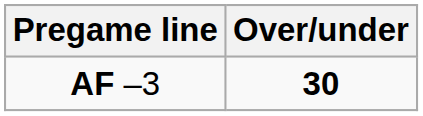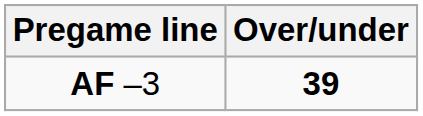(321, 82) 30 -> (321, 82) 39
